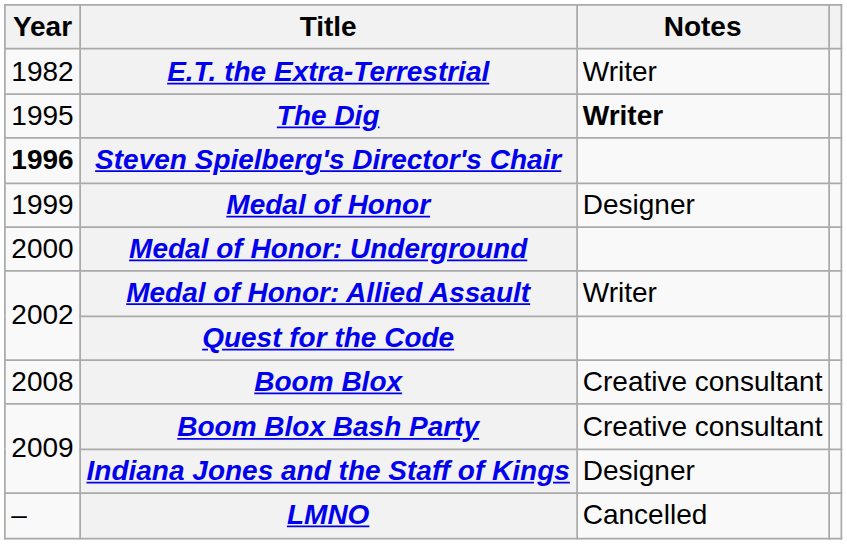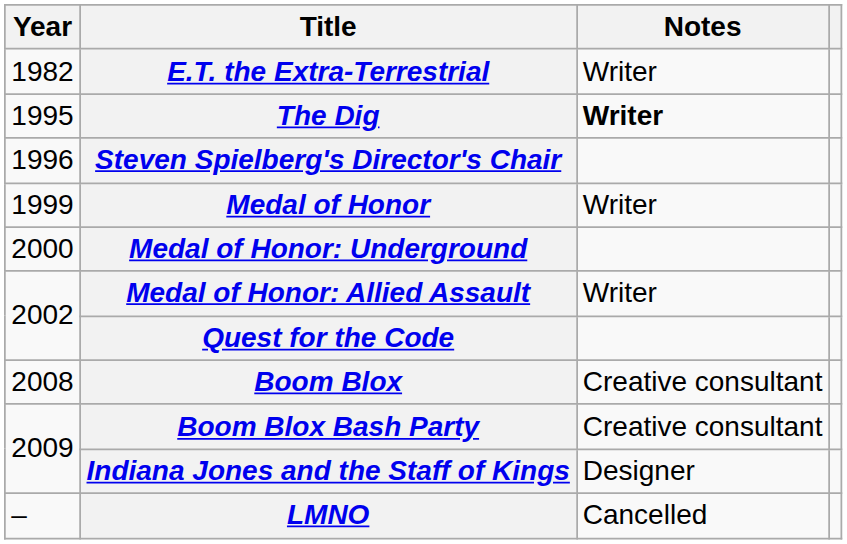(42, 159) bold -> (42, 159) normal
(639, 204) Designer -> (620, 204) Writer
